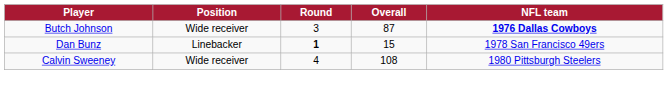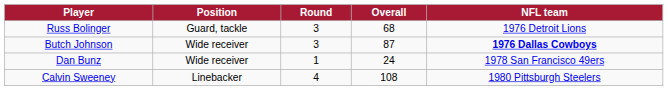+ row: (79, 28)
(217, 45) Linebacker -> (217, 61) Wide receiver
(316, 45) bold -> (316, 61) normal
(389, 45) 15 -> (389, 61) 24
(217, 61) Wide receiver -> (217, 77) Linebacker
